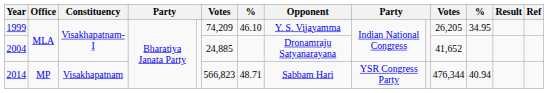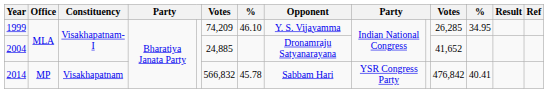(449, 27) 26,205 -> (449, 27) 26,285
(219, 75) 566,823 -> (219, 75) 566,832
(251, 75) 48.71 -> (251, 75) 45.78
(449, 75) 476,344 -> (449, 75) 476,842
(480, 75) 40.94 -> (480, 75) 40.41
